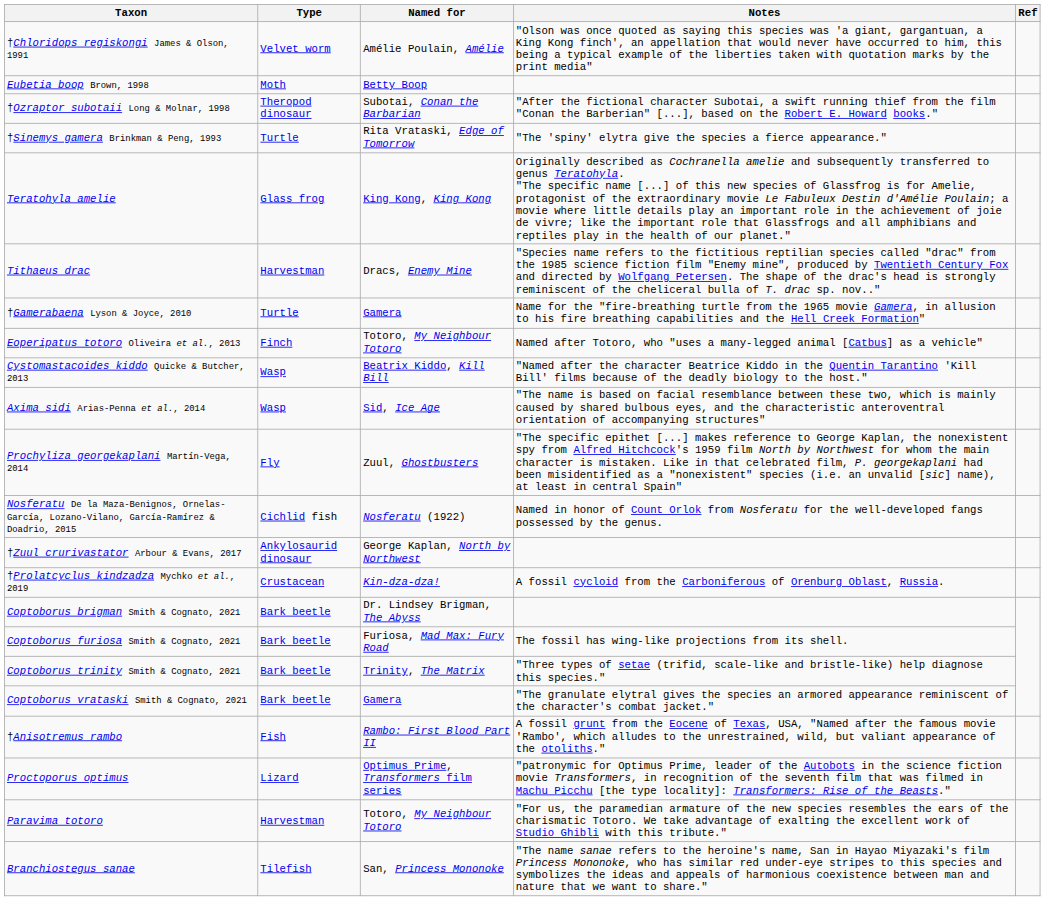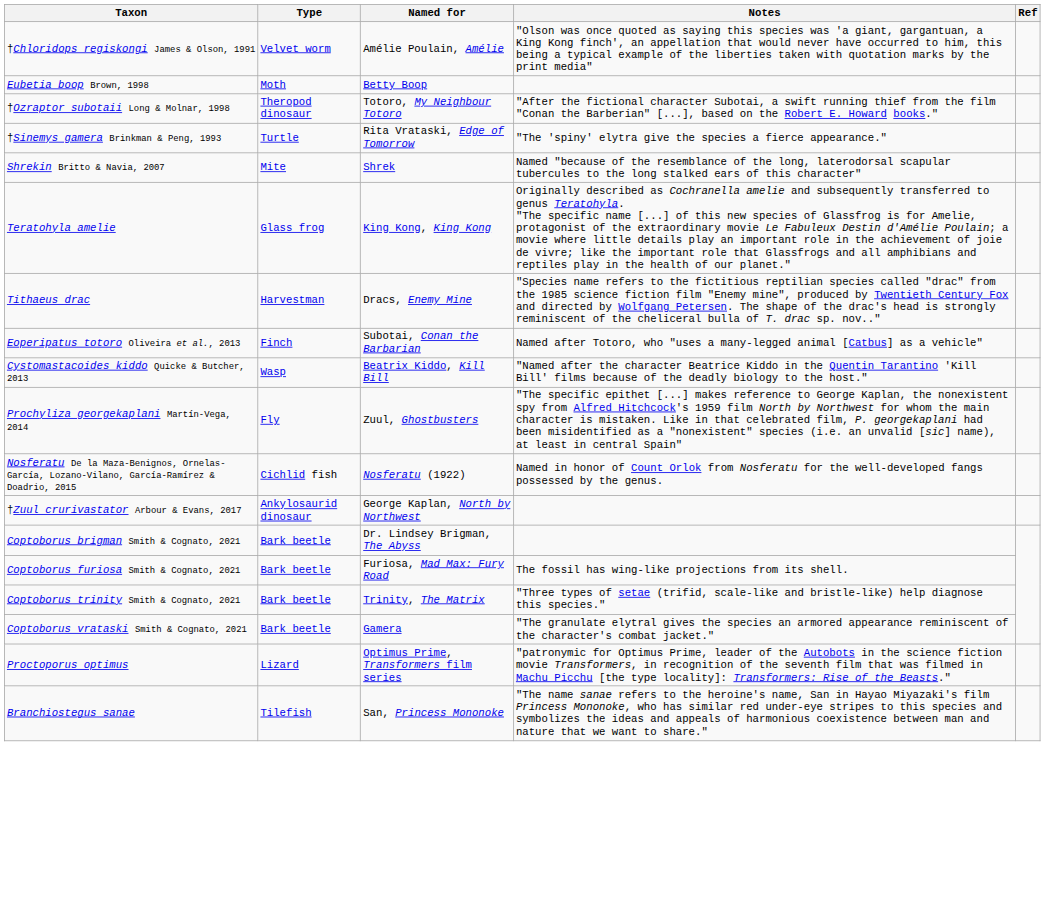(421, 108) Subotai, Conan the Barbarian -> (427, 108) Totoro, My Neighbour Totoro
+ row: (86, 168)
- row: (99, 313)
(427, 343) Totoro, My Neighbour Totoro -> (421, 343) Subotai, Conan the Barbarian
- row: (106, 408)
- row: (121, 582)
- row: (65, 737)
- row: (55, 821)
